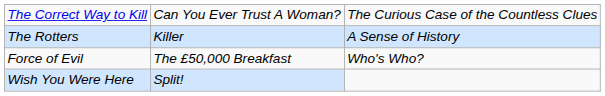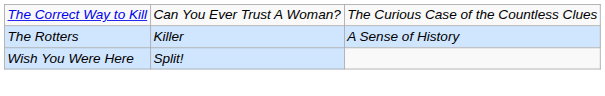- row: (45, 58)
